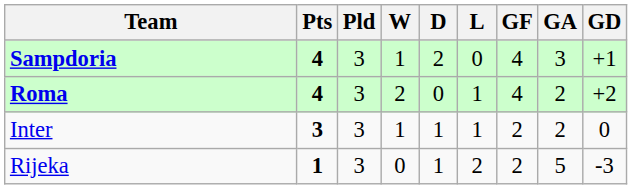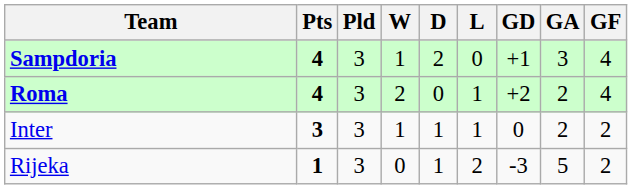columns swapped: (517, 22) <-> (604, 22)
